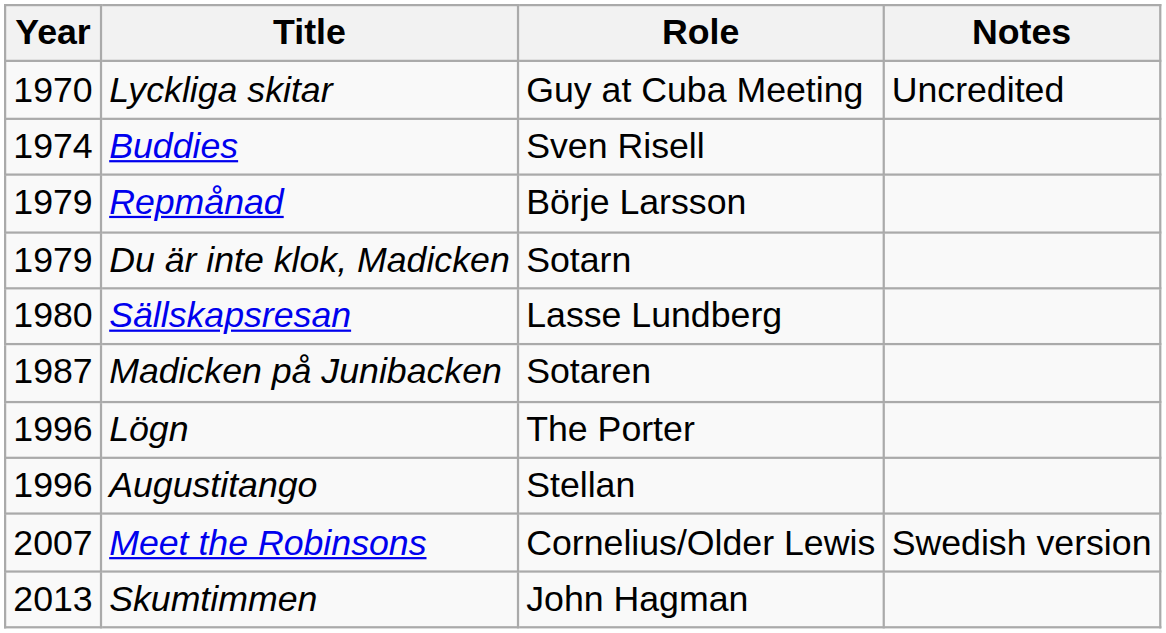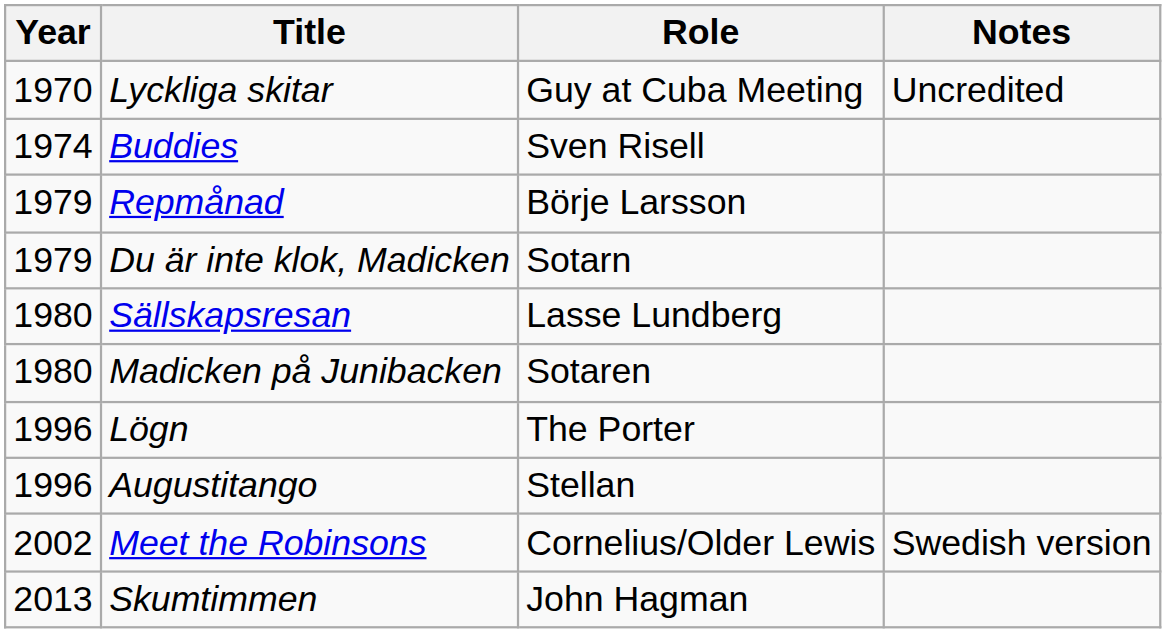(53, 372) 1987 -> (53, 372) 1980
(53, 542) 2007 -> (53, 542) 2002
